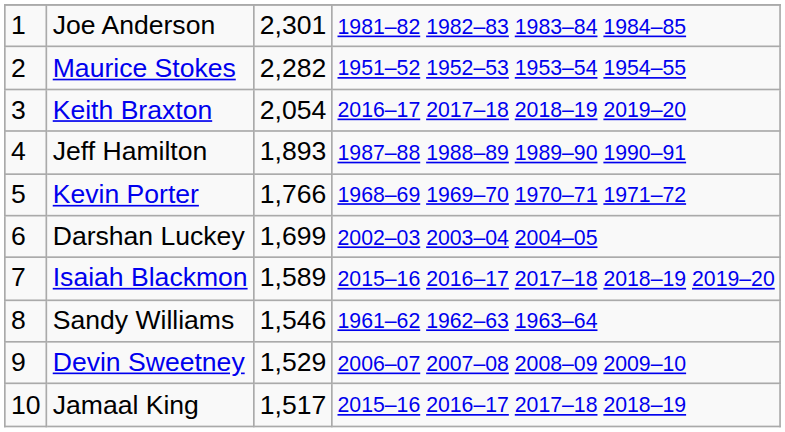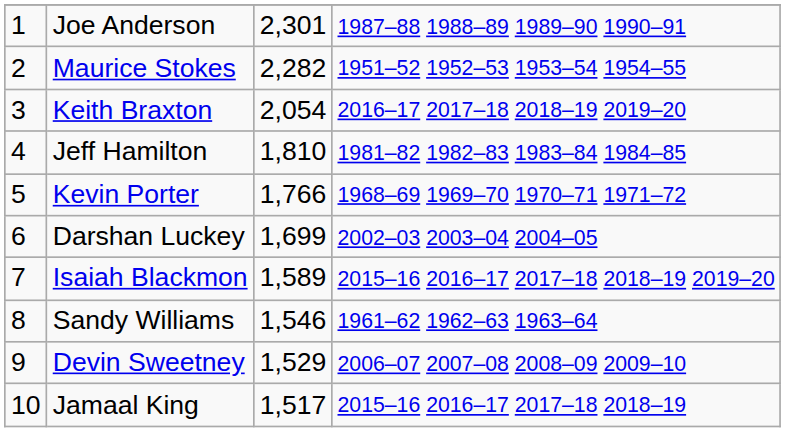(512, 26) 1981–82 1982–83 1983–84 1984–85 -> (512, 26) 1987–88 1988–89 1989–90 1990–91
(293, 151) 1,893 -> (293, 151) 1,810
(512, 152) 1987–88 1988–89 1989–90 1990–91 -> (512, 152) 1981–82 1982–83 1983–84 1984–85
